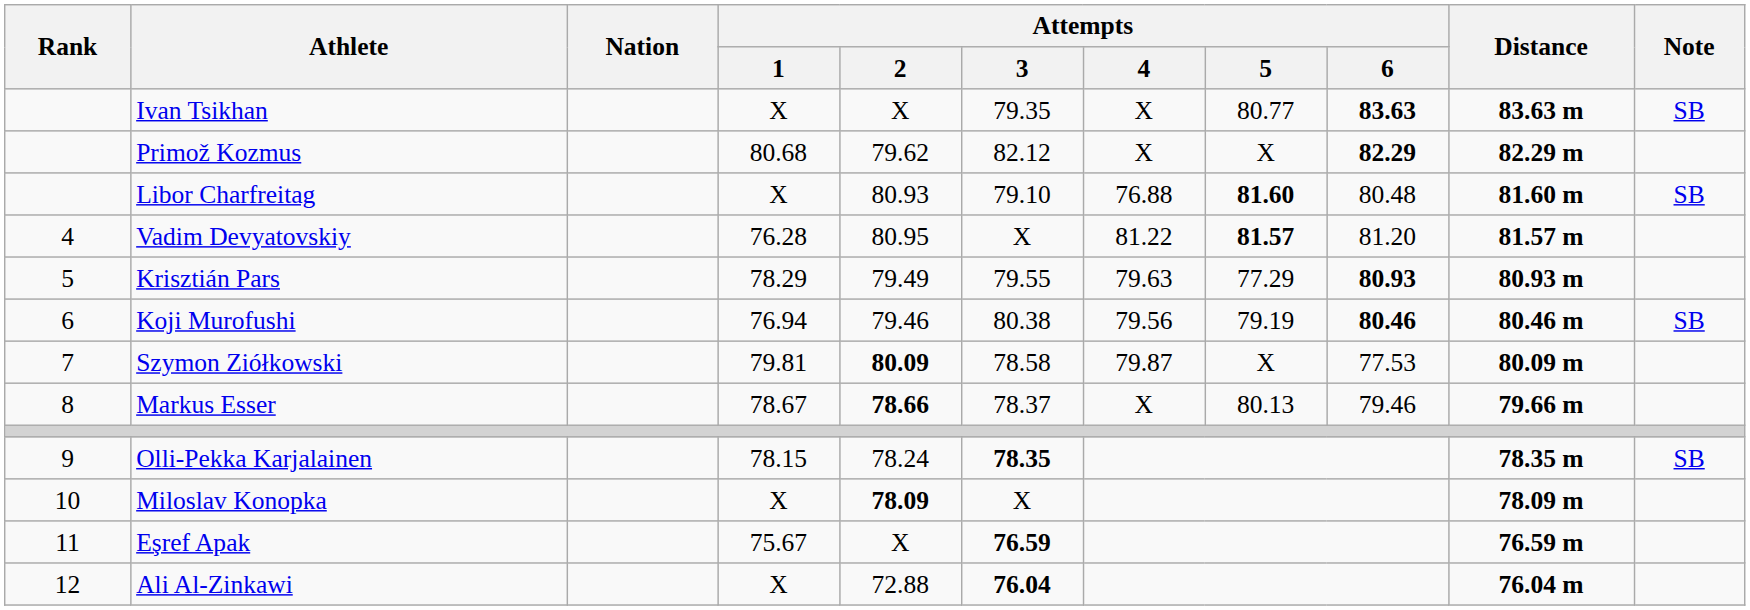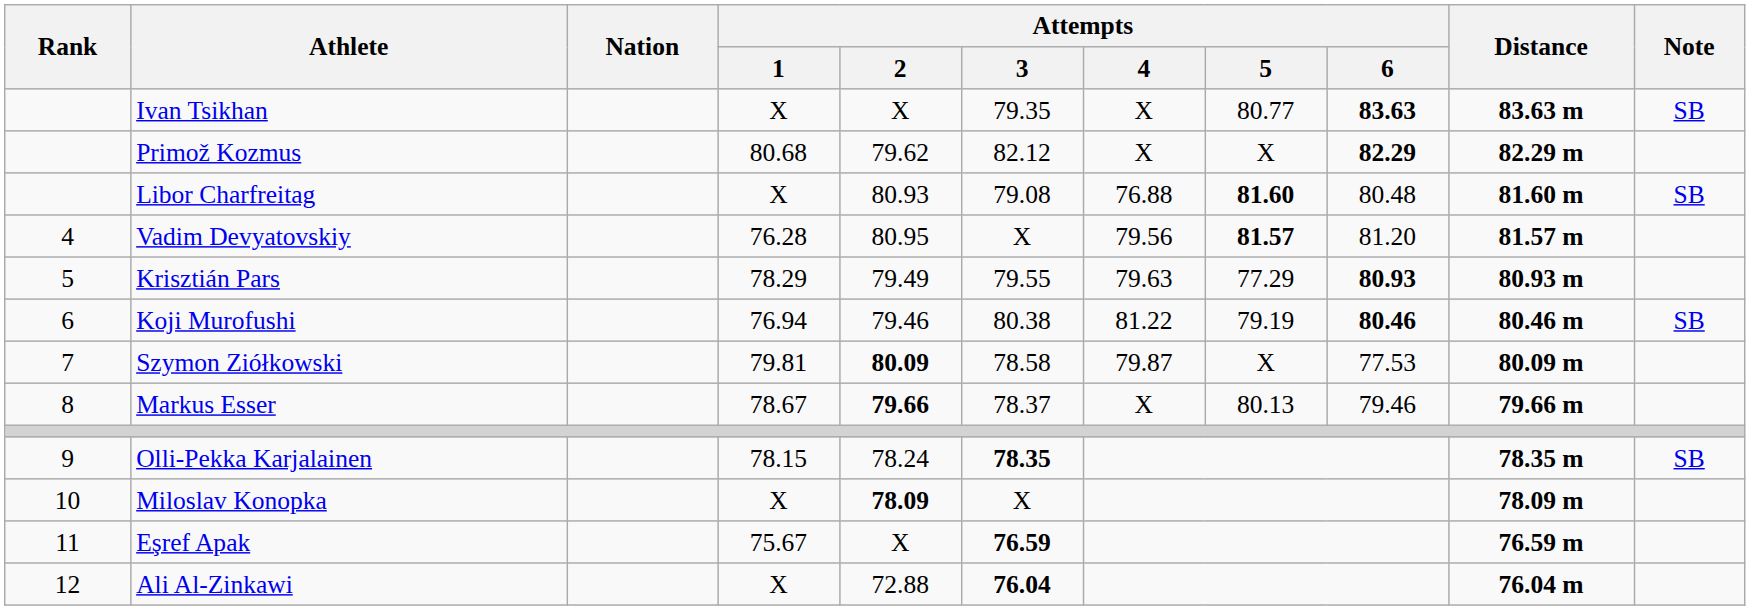(1022, 193) 79.10 -> (1022, 193) 79.08
(1144, 235) 81.22 -> (1144, 235) 79.56
(1144, 319) 79.56 -> (1144, 319) 81.22
(900, 403) 78.66 -> (900, 403) 79.66
